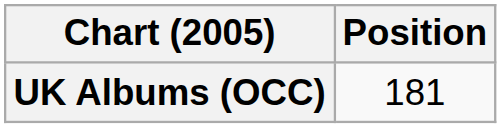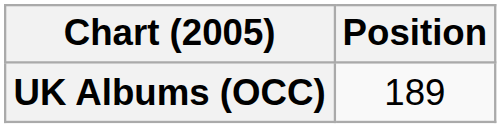(415, 91) 181 -> (415, 91) 189
